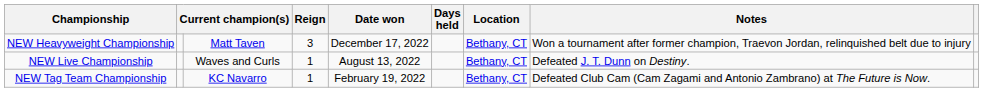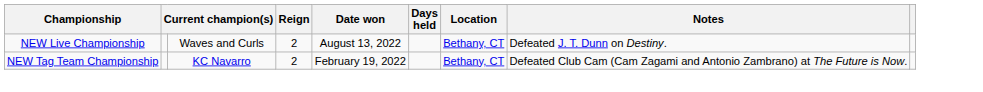- row: (91, 43)
(310, 60) 1 -> (294, 43) 2
(310, 78) 1 -> (294, 60) 2
